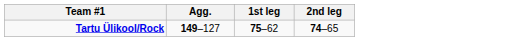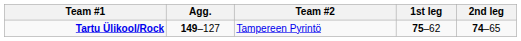+ column: (315, 12)
